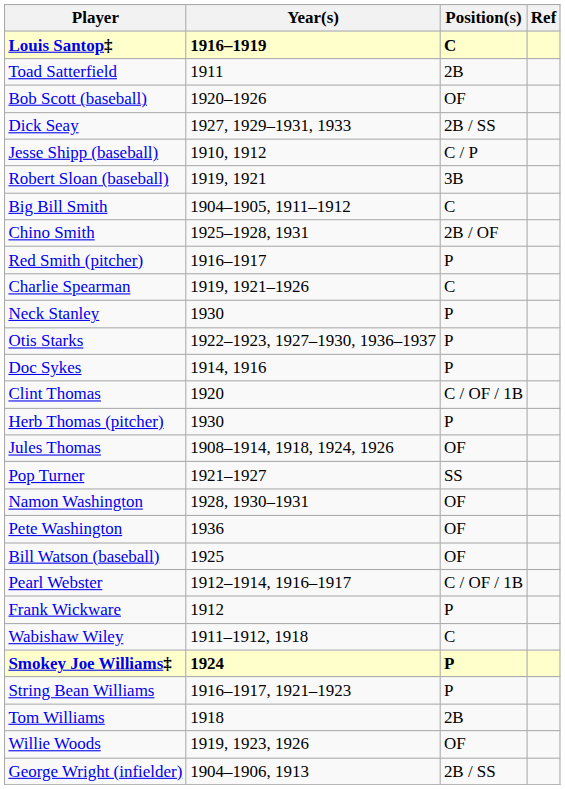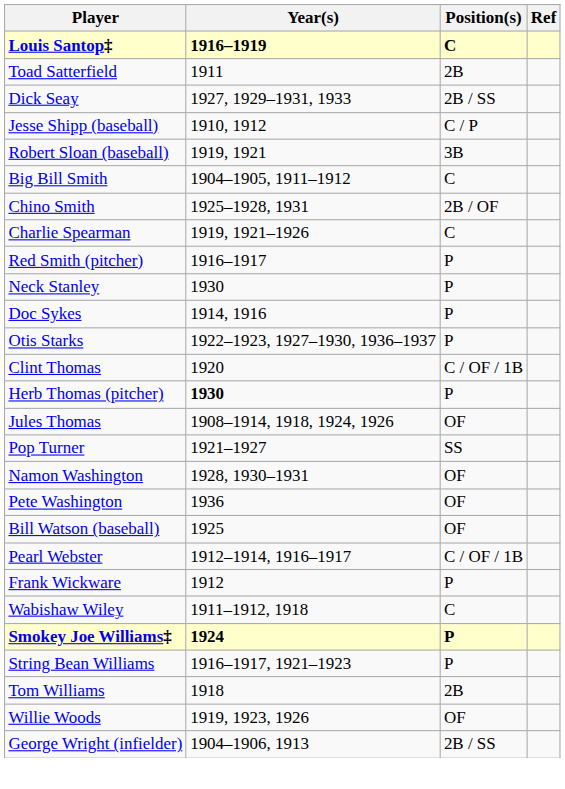- row: (78, 98)
rows swapped: (76, 260) <-> (69, 286)
rows swapped: (46, 340) <-> (45, 367)
(207, 421) normal -> (207, 394) bold
